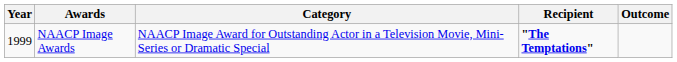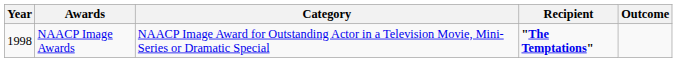(20, 40) 1999 -> (20, 40) 1998
